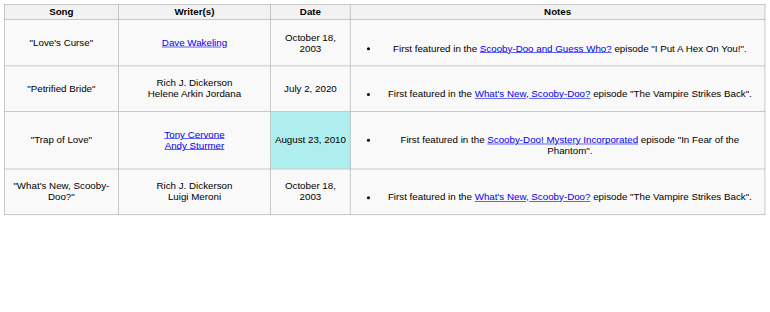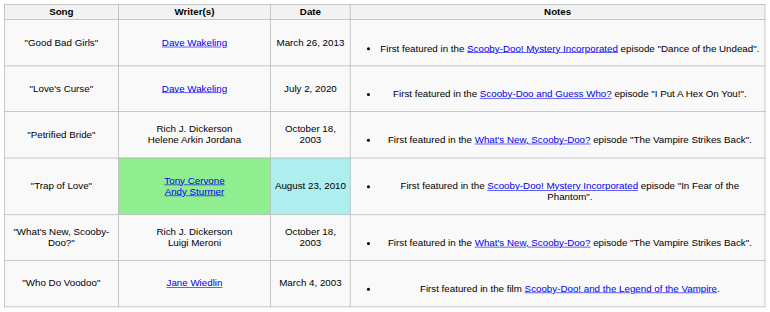+ row: (61, 42)
(310, 42) October 18, 2003 -> (310, 88) July 2, 2020
(310, 88) July 2, 2020 -> (310, 134) October 18, 2003
(194, 140) no background -> (194, 186) lightgreen background
+ row: (61, 283)
